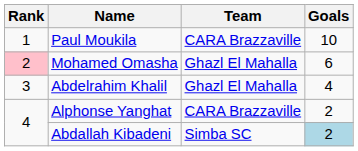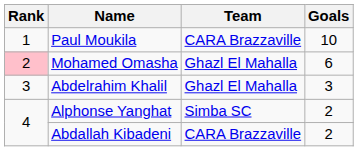(329, 87) 4 -> (329, 87) 3
(243, 110) CARA Brazzaville -> (218, 110) Simba SC
(218, 134) Simba SC -> (243, 134) CARA Brazzaville
(329, 134) lightblue background -> (329, 134) no background
